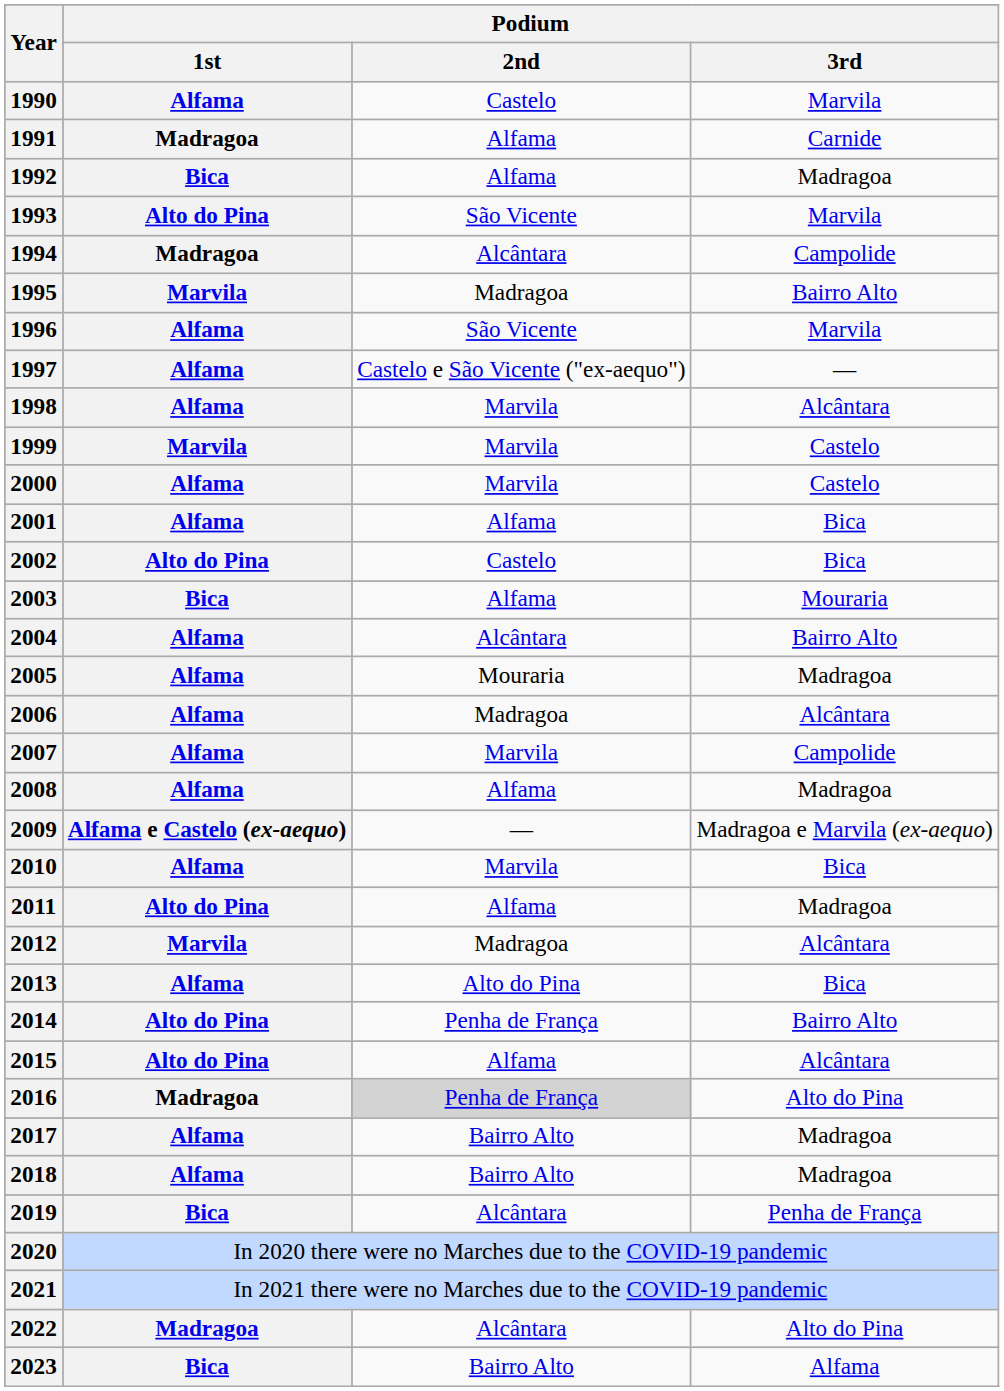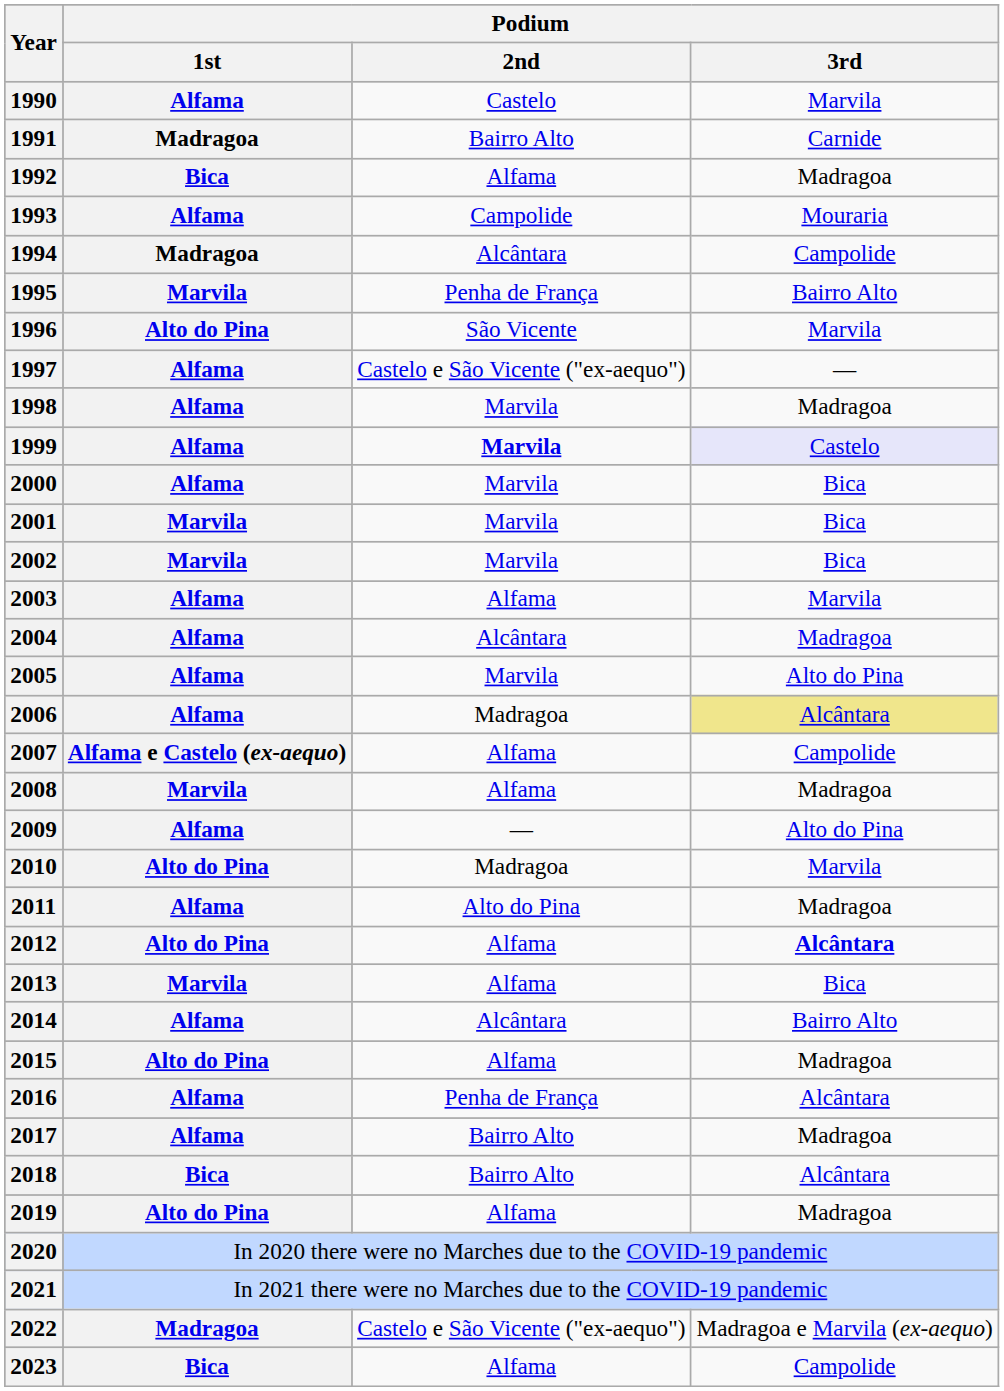(521, 138) Alfama -> (521, 138) Bairro Alto
(207, 215) Alto do Pina -> (207, 215) Alfama
(521, 215) São Vicente -> (521, 215) Campolide
(845, 215) Marvila -> (845, 215) Mouraria
(521, 291) Madragoa -> (521, 291) Penha de França
(207, 330) Alfama -> (207, 330) Alto do Pina
(845, 406) Alcântara -> (845, 406) Madragoa
(207, 445) Marvila -> (207, 445) Alfama
(521, 445) normal -> (521, 445) bold
(845, 445) no background -> (845, 445) lavender background
(845, 483) Castelo -> (845, 483) Bica
(207, 522) Alfama -> (207, 522) Marvila
(521, 522) Alfama -> (521, 522) Marvila
(207, 560) Alto do Pina -> (207, 560) Marvila
(521, 560) Castelo -> (521, 560) Marvila
(207, 598) Bica -> (207, 598) Alfama
(845, 598) Mouraria -> (845, 598) Marvila
(845, 637) Bairro Alto -> (845, 637) Madragoa
(521, 675) Mouraria -> (521, 675) Marvila
(845, 675) Madragoa -> (845, 675) Alto do Pina
(845, 713) no background -> (845, 713) khaki background
(207, 752) Alfama -> (207, 752) Alfama e Castelo (ex-aequo)
(521, 752) Marvila -> (521, 752) Alfama
(207, 790) Alfama -> (207, 790) Marvila
(207, 829) Alfama e Castelo (ex-aequo) -> (207, 829) Alfama
(845, 829) Madragoa e Marvila (ex-aequo) -> (845, 829) Alto do Pina
(207, 867) Alfama -> (207, 867) Alto do Pina
(521, 867) Marvila -> (521, 867) Madragoa
(845, 867) Bica -> (845, 867) Marvila
(207, 905) Alto do Pina -> (207, 905) Alfama
(521, 905) Alfama -> (521, 905) Alto do Pina
(207, 944) Marvila -> (207, 944) Alto do Pina
(521, 944) Madragoa -> (521, 944) Alfama
(845, 944) normal -> (845, 944) bold
(207, 982) Alfama -> (207, 982) Marvila
(521, 982) Alto do Pina -> (521, 982) Alfama
(207, 1020) Alto do Pina -> (207, 1020) Alfama
(521, 1020) Penha de França -> (521, 1020) Alcântara
(845, 1059) Alcântara -> (845, 1059) Madragoa
(207, 1097) Madragoa -> (207, 1097) Alfama
(521, 1097) lightgrey background -> (521, 1097) no background
(845, 1097) Alto do Pina -> (845, 1097) Alcântara
(207, 1174) Alfama -> (207, 1174) Bica
(845, 1174) Madragoa -> (845, 1174) Alcântara
(207, 1212) Bica -> (207, 1212) Alto do Pina
(521, 1212) Alcântara -> (521, 1212) Alfama
(845, 1212) Penha de França -> (845, 1212) Madragoa
(521, 1327) Alcântara -> (521, 1327) Castelo e São Vicente ("ex-aequo")
(845, 1327) Alto do Pina -> (845, 1327) Madragoa e Marvila (ex-aequo)
(521, 1366) Bairro Alto -> (521, 1366) Alfama
(845, 1366) Alfama -> (845, 1366) Campolide
